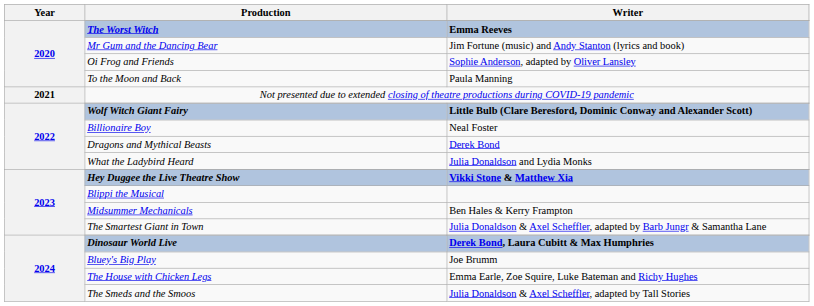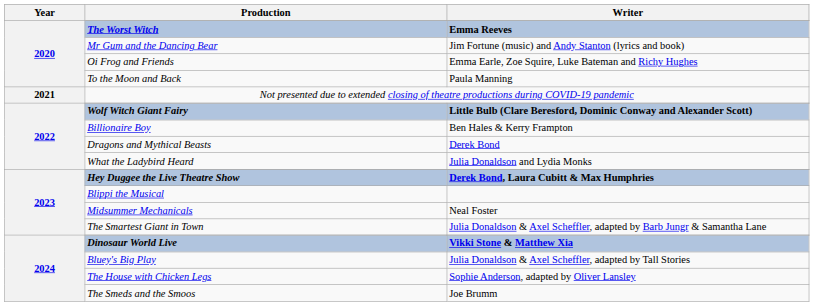(542, 62) Sophie Anderson, adapted by Oliver Lansley -> (573, 62) Emma Earle, Zoe Squire, Luke Bateman and Richy Hughes
(473, 128) Neal Foster -> (511, 128) Ben Hales & Kerry Frampton
(511, 177) Vikki Stone & Matthew Xia -> (552, 177) Derek Bond, Laura Cubitt & Max Humphries
(511, 210) Ben Hales & Kerry Frampton -> (473, 210) Neal Foster
(552, 243) Derek Bond, Laura Cubitt & Max Humphries -> (511, 243) Vikki Stone & Matthew Xia
(473, 260) Joe Brumm -> (570, 260) Julia Donaldson & Axel Scheffler, adapted by Tall Stories
(573, 276) Emma Earle, Zoe Squire, Luke Bateman and Richy Hughes -> (542, 276) Sophie Anderson, adapted by Oliver Lansley
(570, 293) Julia Donaldson & Axel Scheffler, adapted by Tall Stories -> (473, 293) Joe Brumm
